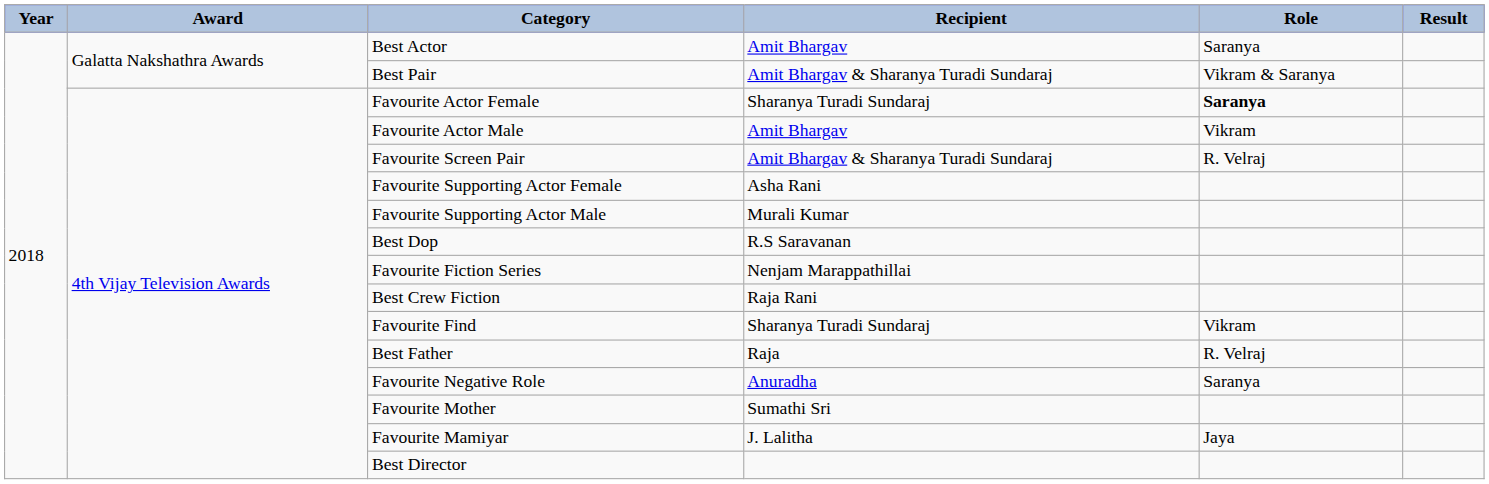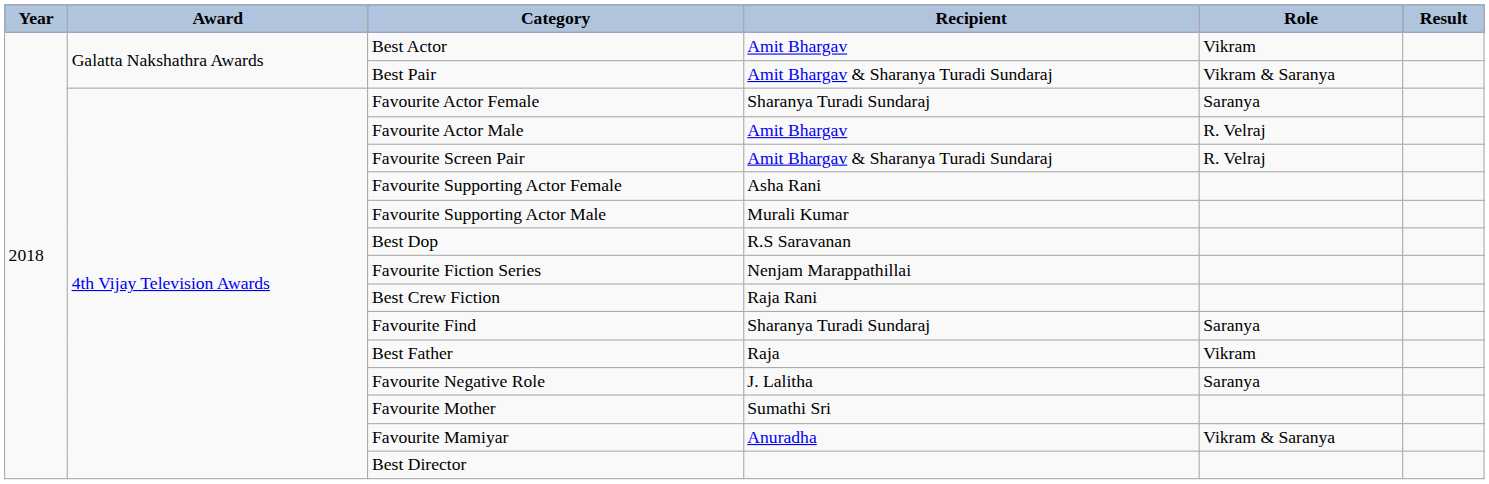(1232, 46) Saranya -> (1230, 46) Vikram
(1235, 102) bold -> (1232, 102) normal
(1230, 130) Vikram -> (1234, 130) R. Velraj
(1230, 325) Vikram -> (1232, 325) Saranya
(1234, 353) R. Velraj -> (1230, 353) Vikram
(782, 381) Anuradha -> (780, 381) J. Lalitha
(780, 437) J. Lalitha -> (782, 437) Anuradha
(1219, 437) Jaya -> (1269, 437) Vikram & Saranya
